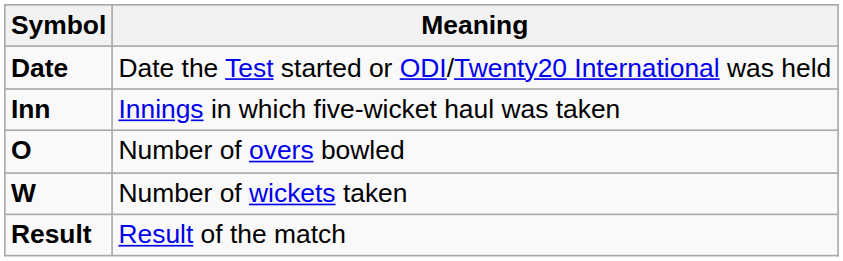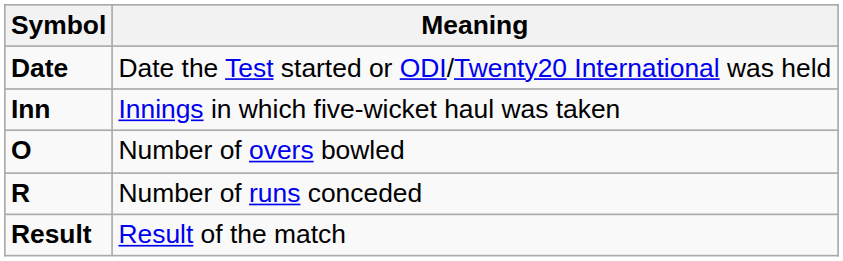+ row: (20, 192)
- row: (23, 192)
